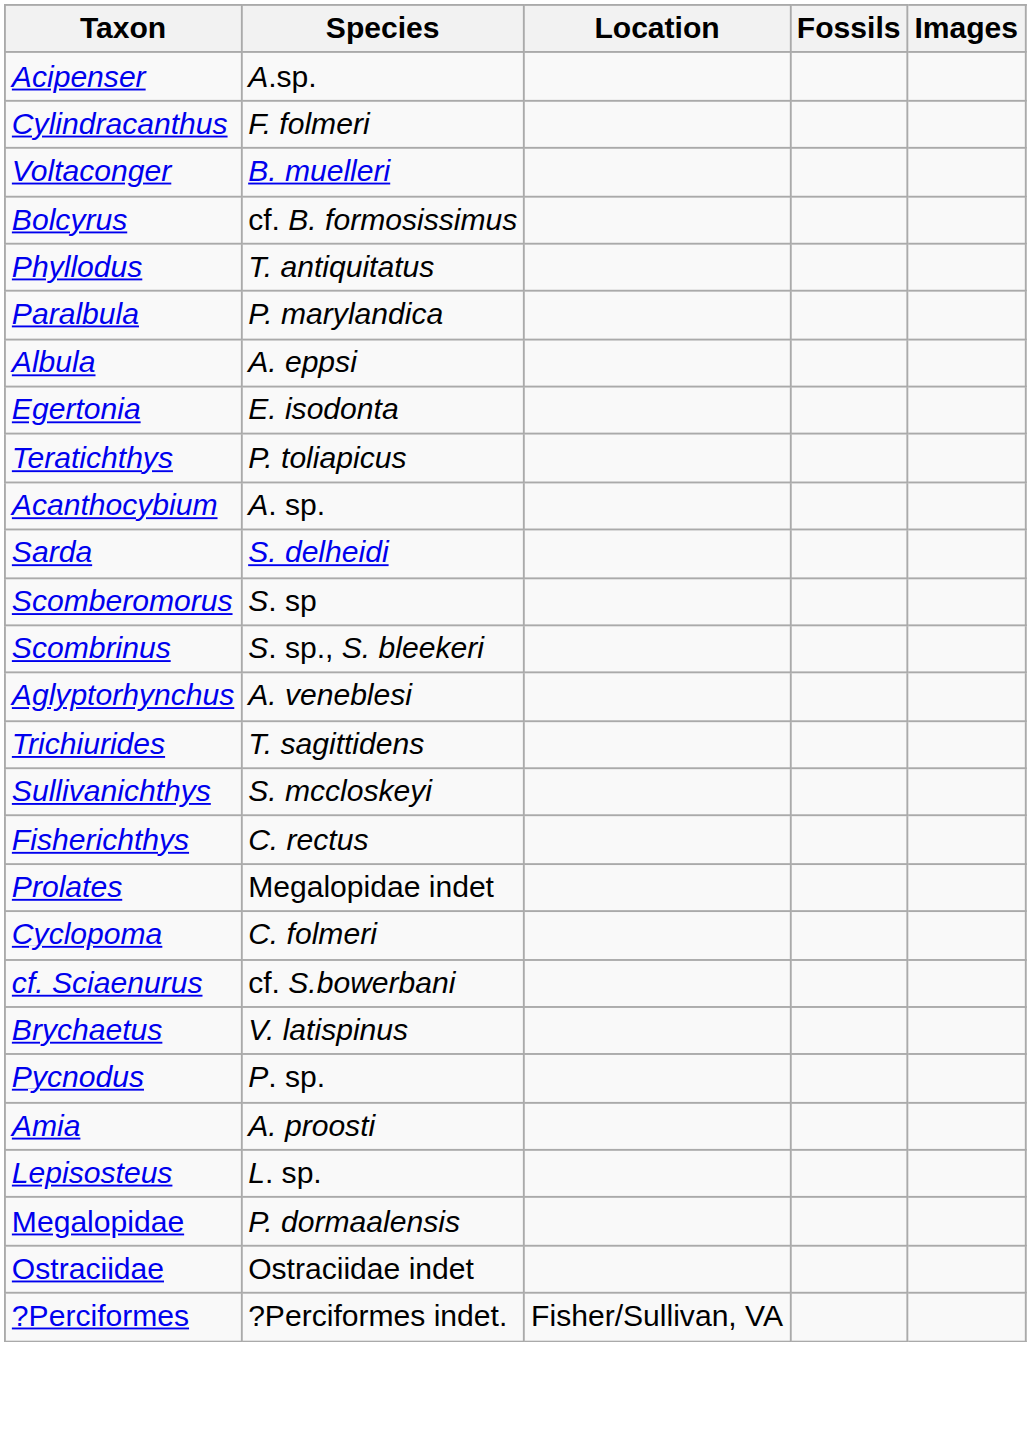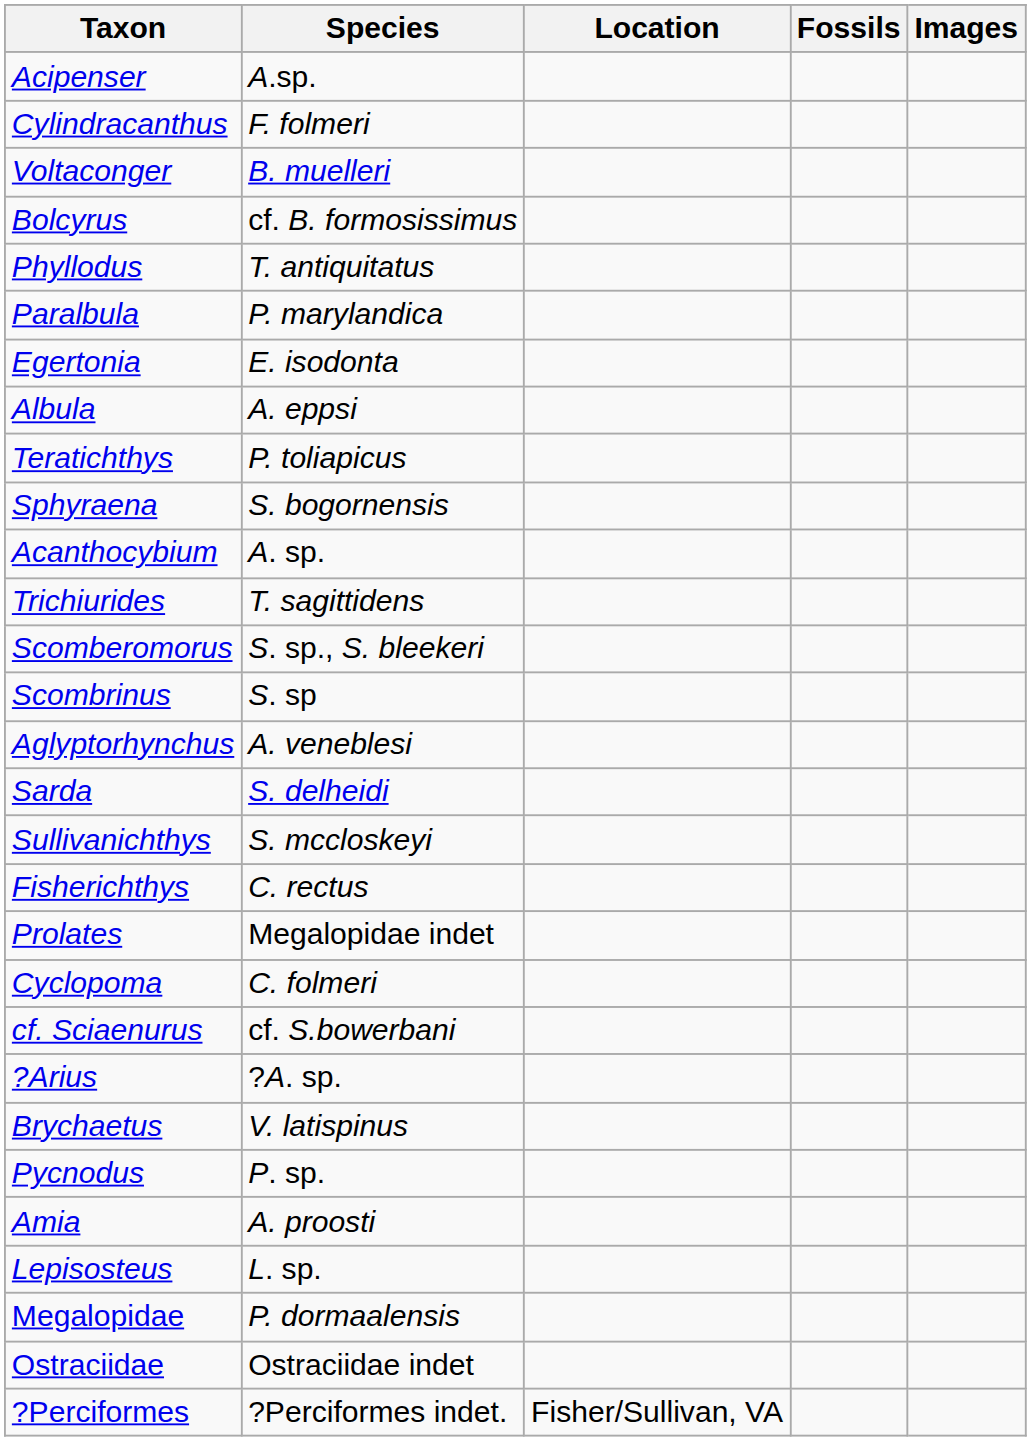rows swapped: (76, 409) <-> (54, 362)
+ row: (85, 505)
rows swapped: (52, 553) <-> (88, 743)
(282, 600) S. sp -> (366, 648) S. sp., S. bleekeri
(366, 648) S. sp., S. bleekeri -> (282, 696) S. sp
+ row: (55, 1077)
